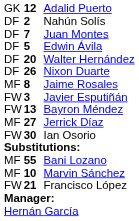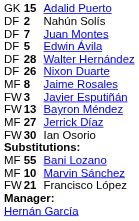(30, 8) 12 -> (30, 8) 15
(30, 59) 20 -> (30, 59) 28
